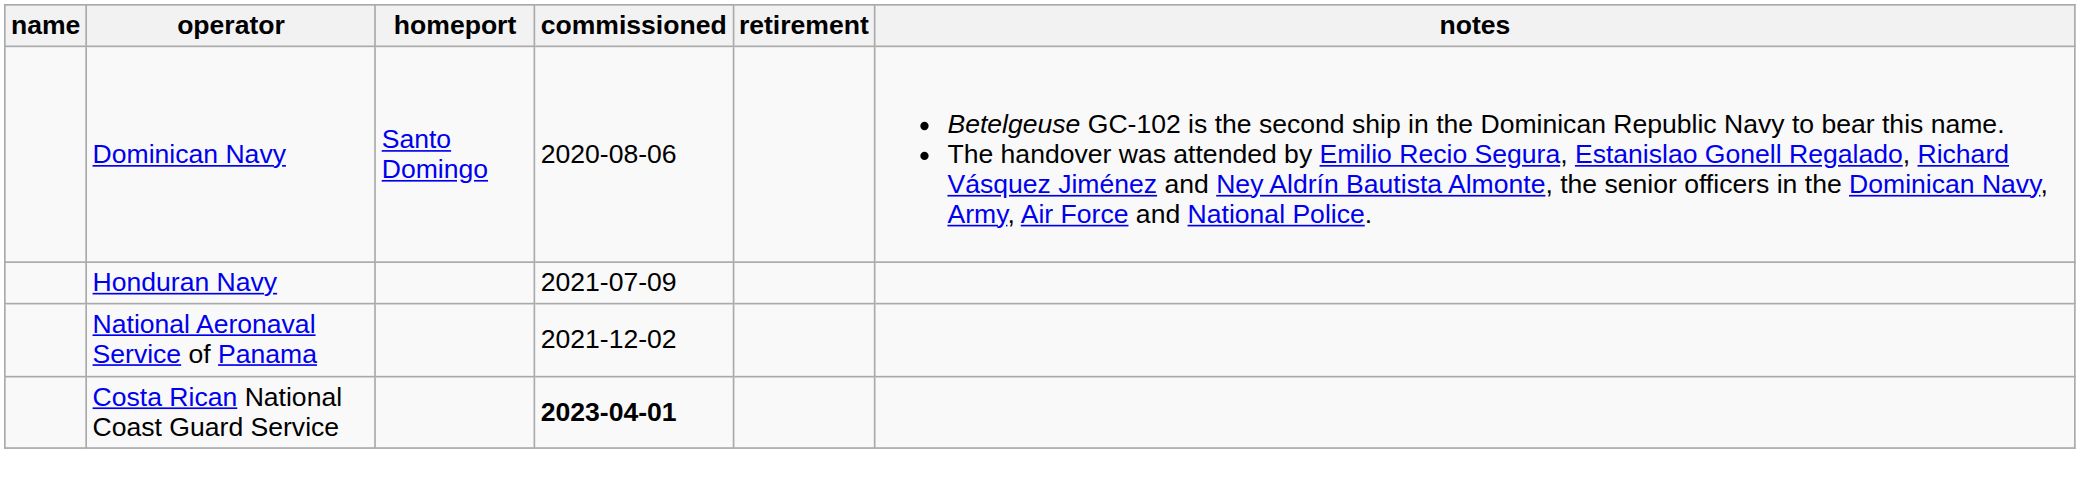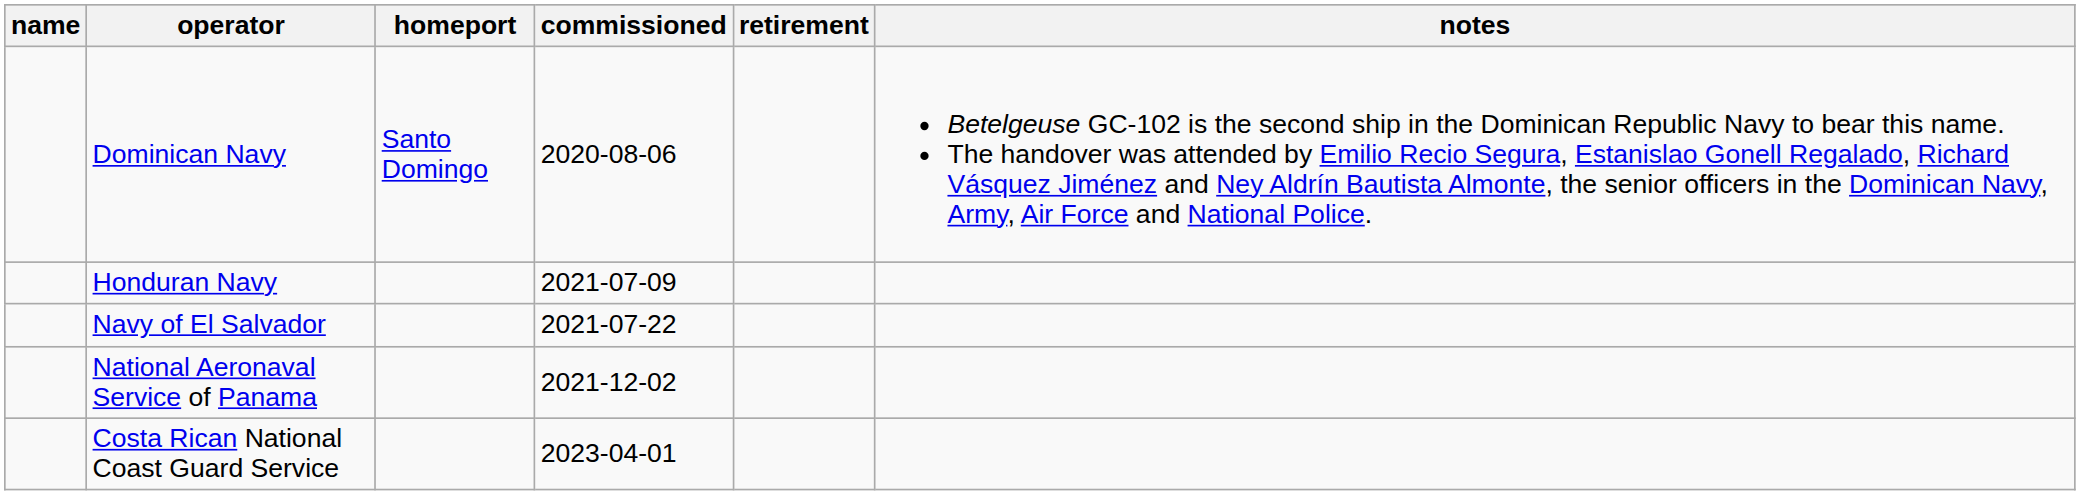+ row: (209, 324)
(609, 411) bold -> (609, 453) normal
